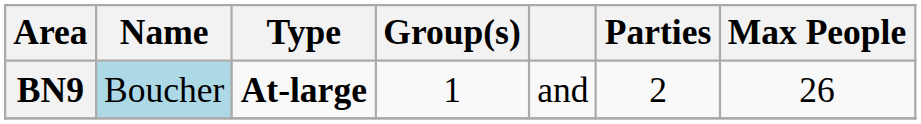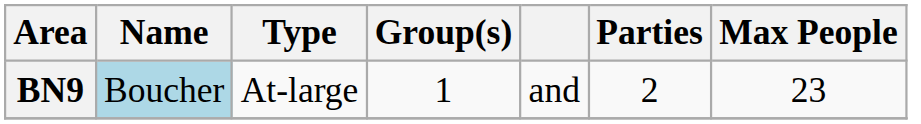(304, 88) bold -> (300, 88) normal
(817, 88) 26 -> (808, 88) 23
